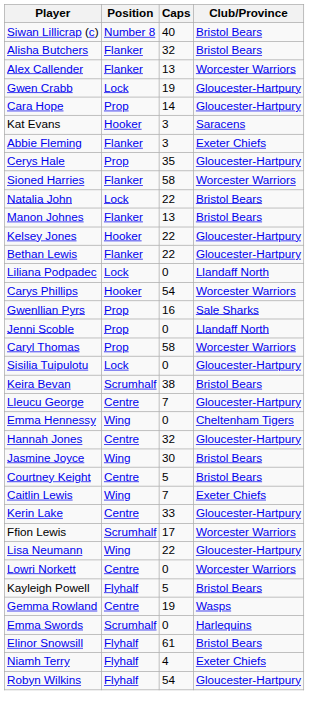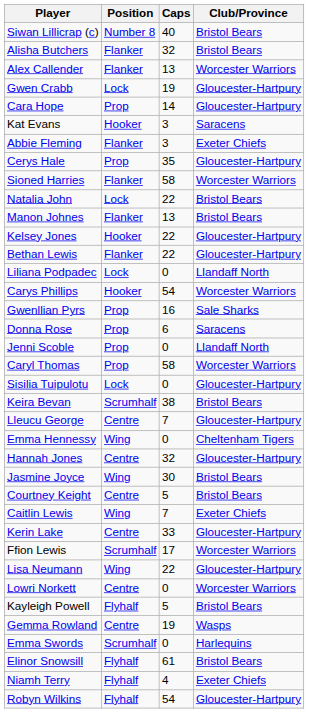+ row: (40, 328)
